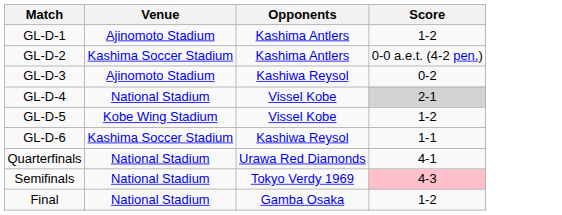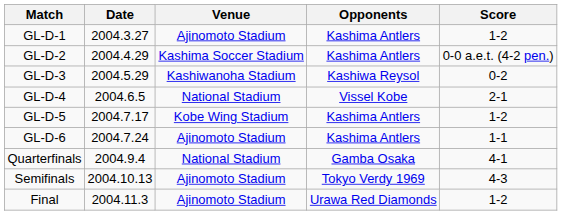+ column: (120, 14)
(160, 76) Ajinomoto Stadium -> (231, 76) Kashiwanoha Stadium
(427, 96) lightgrey background -> (498, 96) no background
(302, 117) Vissel Kobe -> (373, 117) Kashima Antlers
(160, 138) Kashima Soccer Stadium -> (231, 138) Ajinomoto Stadium
(302, 138) Kashiwa Reysol -> (373, 138) Kashima Antlers
(302, 158) Urawa Red Diamonds -> (373, 158) Gamba Osaka
(160, 179) National Stadium -> (231, 179) Ajinomoto Stadium
(427, 179) pink background -> (498, 179) no background
(160, 199) National Stadium -> (231, 199) Ajinomoto Stadium
(302, 199) Gamba Osaka -> (373, 199) Urawa Red Diamonds
